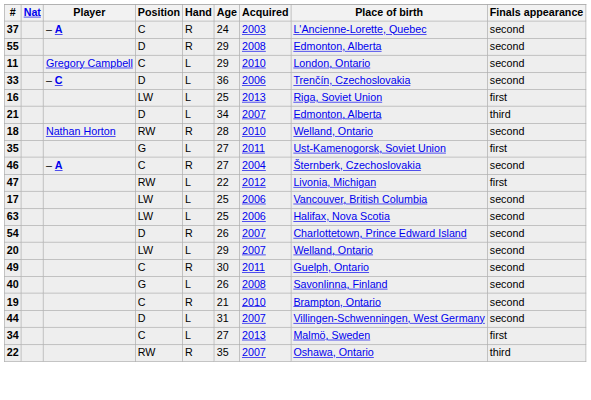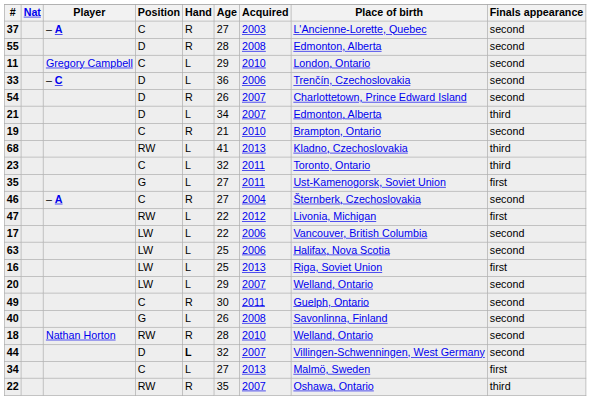(223, 30) 24 -> (223, 30) 27
(223, 47) 29 -> (223, 47) 28
rows swapped: (13, 98) <-> (13, 234)
rows swapped: (13, 132) <-> (13, 302)
+ row: (13, 149)
+ row: (13, 166)
(223, 200) 25 -> (223, 234) 22
(188, 319) normal -> (188, 353) bold
(223, 319) 31 -> (223, 353) 32
